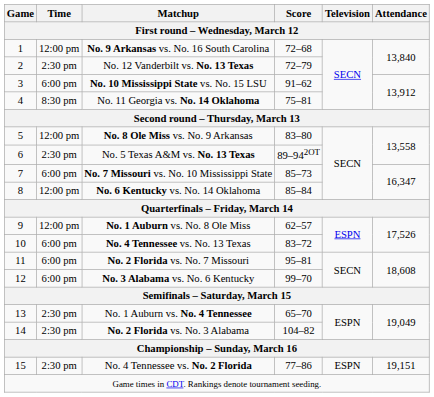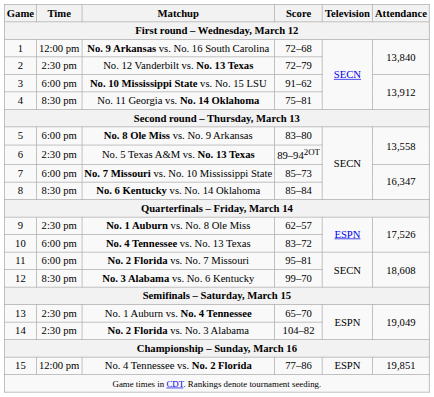(59, 136) 12:00 pm -> (59, 136) 6:00 pm
(59, 191) 12:00 pm -> (59, 191) 8:30 pm
(59, 226) 12:00 pm -> (59, 226) 2:30 pm
(59, 278) 6:00 pm -> (59, 278) 8:30 pm
(59, 366) 2:30 pm -> (59, 366) 12:00 pm
(401, 366) 19,151 -> (401, 366) 19,851
